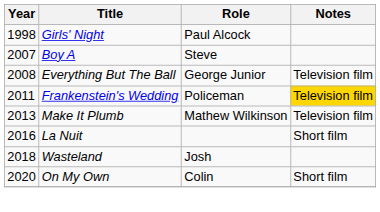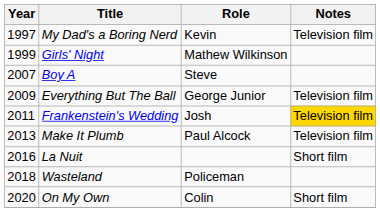+ row: (109, 34)
(22, 34) 1998 -> (22, 55) 1999
(217, 34) Paul Alcock -> (236, 55) Mathew Wilkinson
(22, 75) 2008 -> (22, 95) 2009
(214, 95) Policeman -> (198, 116) Josh
(236, 116) Mathew Wilkinson -> (217, 136) Paul Alcock
(198, 156) Josh -> (214, 177) Policeman
